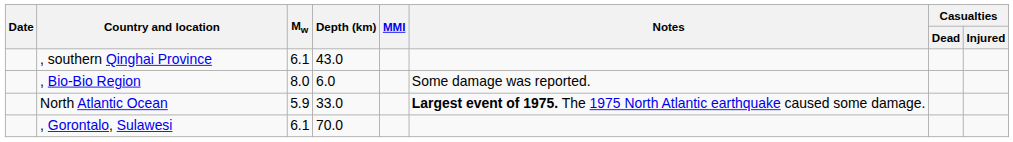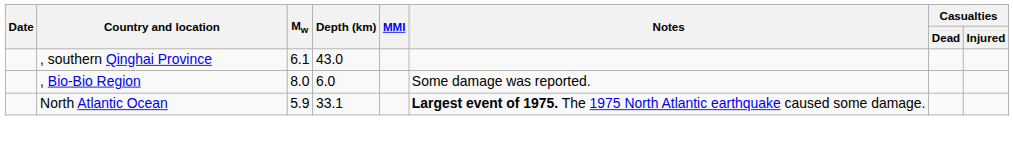(329, 103) 33.0 -> (329, 103) 33.1
- row: (106, 125)
